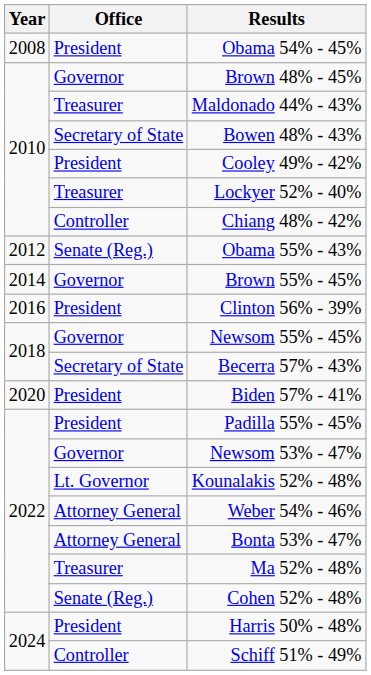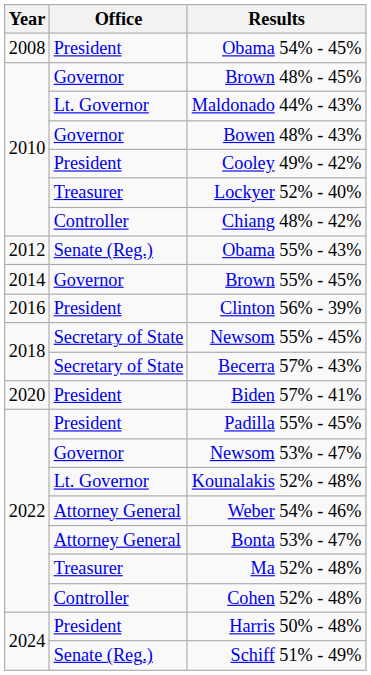(88, 105) Treasurer -> (101, 105) Lt. Governor
(118, 134) Secretary of State -> (89, 134) Governor
(89, 337) Governor -> (118, 337) Secretary of State
(103, 597) Senate (Reg.) -> (91, 597) Controller
(91, 655) Controller -> (103, 655) Senate (Reg.)
